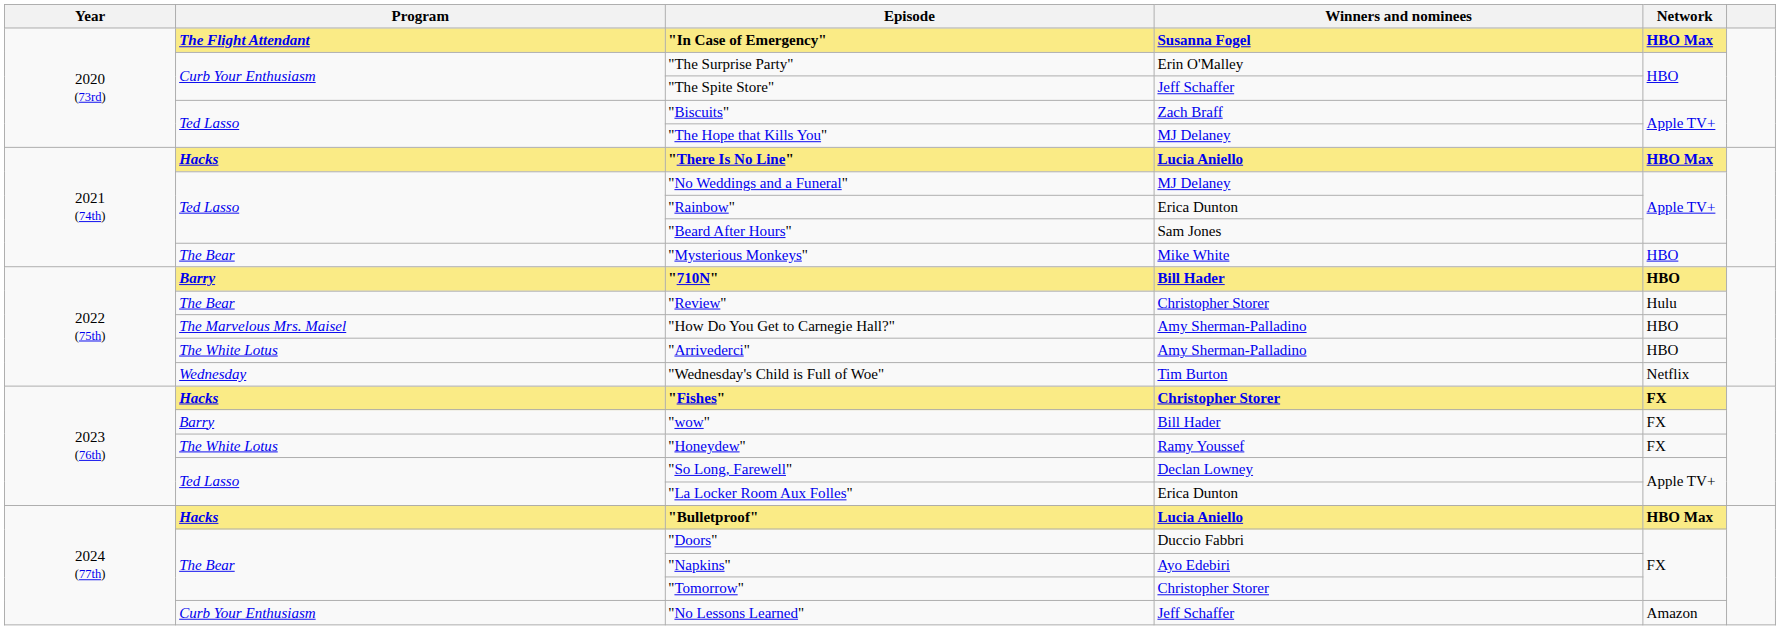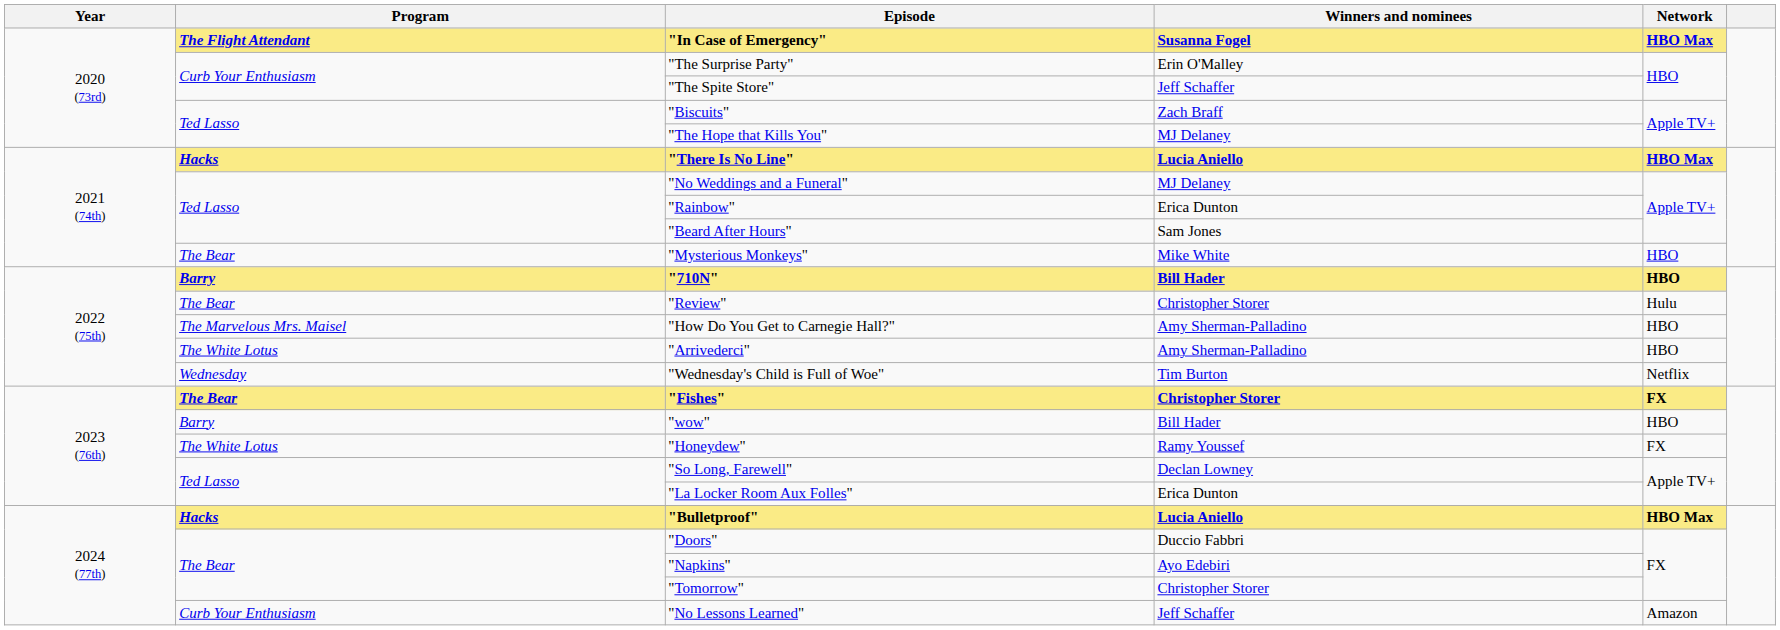(199, 398) Hacks -> (208, 398) The Bear
(1656, 421) FX -> (1662, 421) HBO
